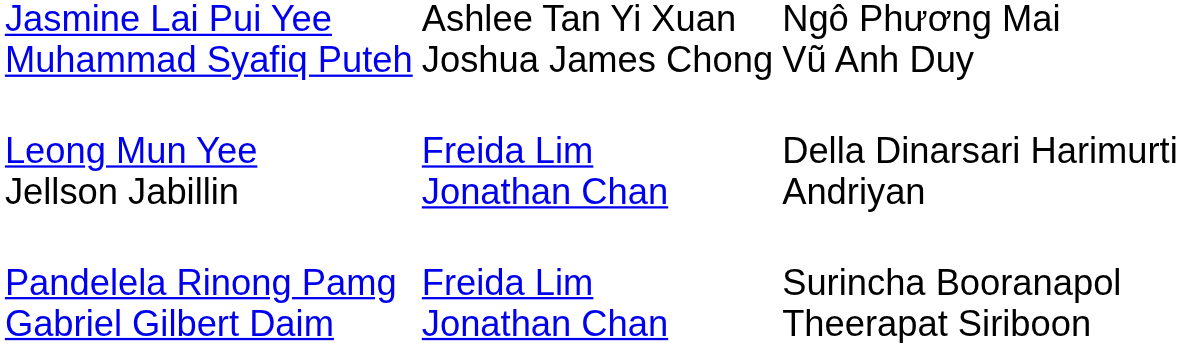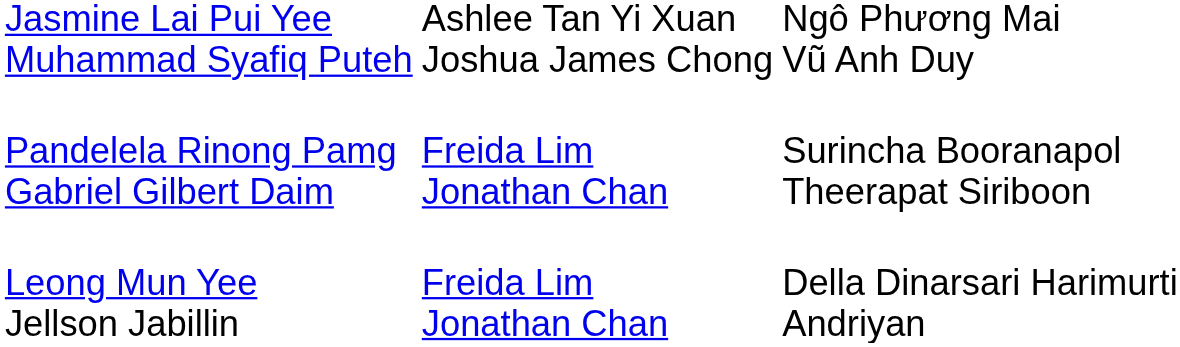rows swapped: (131, 171) <-> (201, 303)
